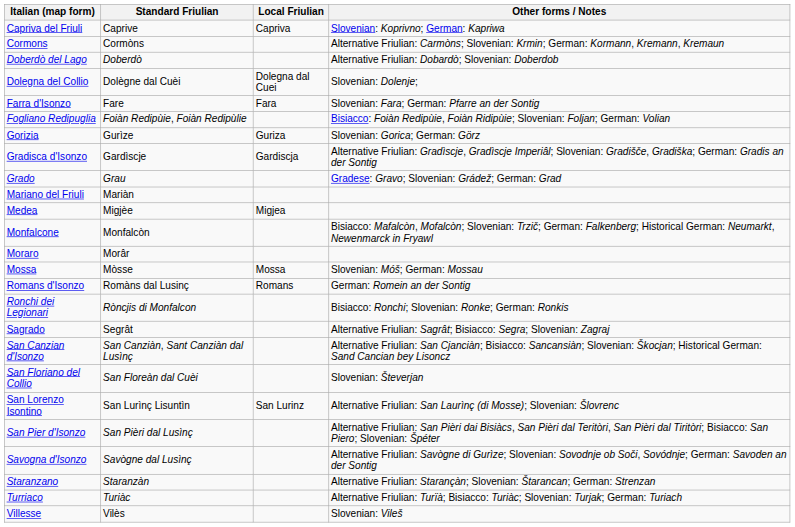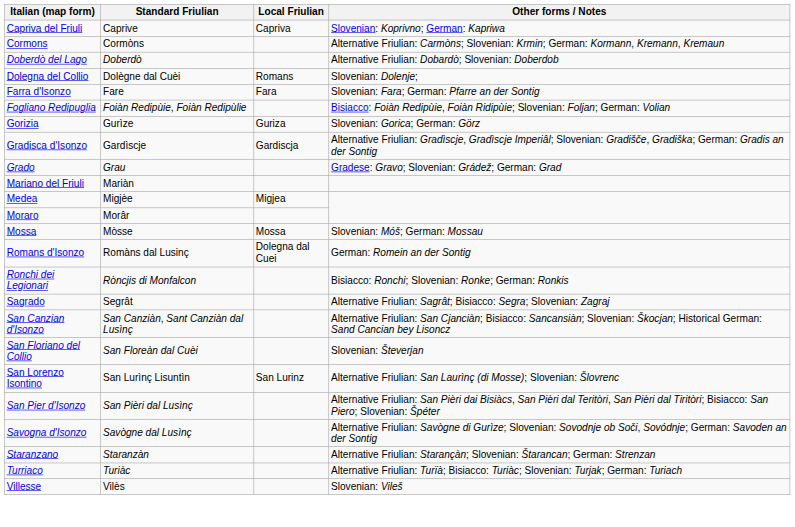(283, 82) Dolegna dal Cuei -> (275, 76) Romans
- row: (33, 232)
(275, 286) Romans -> (283, 253) Dolegna dal Cuei
